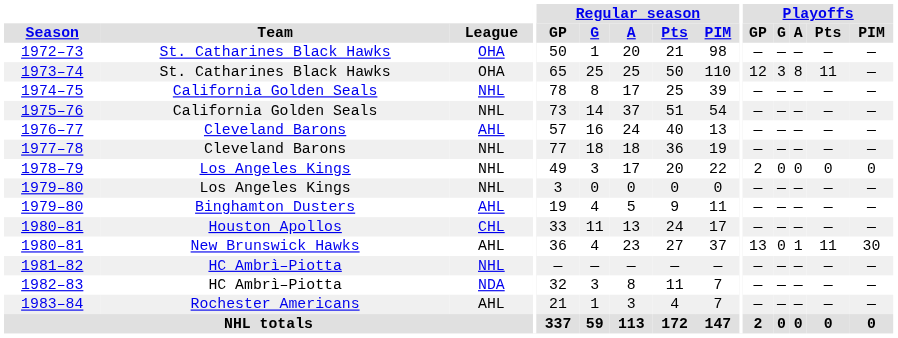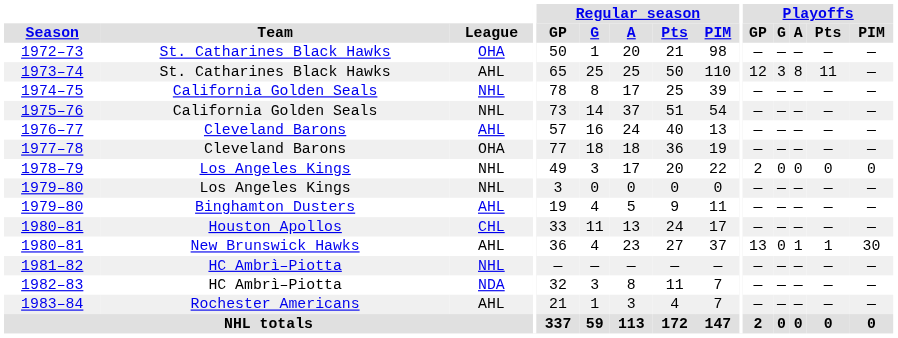(491, 72) OHA -> (491, 72) AHL
(491, 149) NHL -> (491, 149) OHA
(828, 246) 11 -> (828, 246) 1
